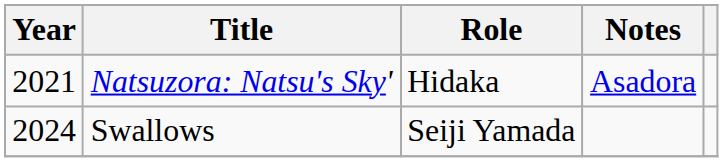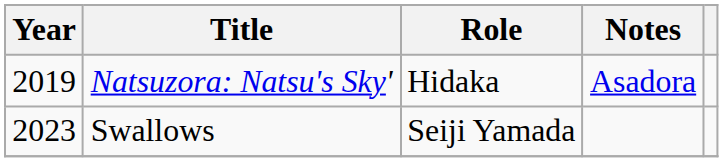(44, 80) 2021 -> (44, 80) 2019
(44, 130) 2024 -> (44, 130) 2023
